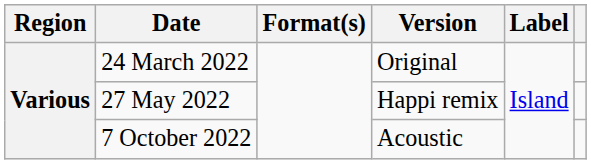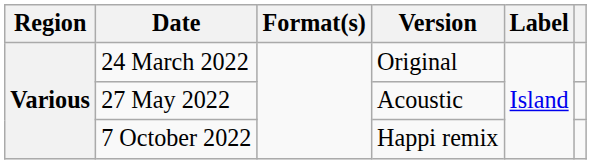(438, 100) Happi remix -> (420, 100) Acoustic
(420, 138) Acoustic -> (438, 138) Happi remix
